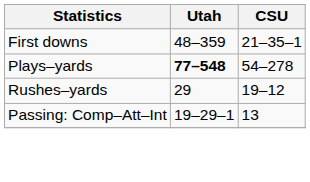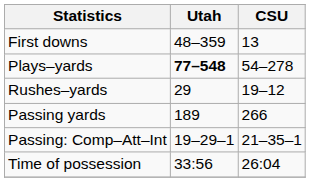(272, 41) 21–35–1 -> (250, 41) 13
+ row: (57, 115)
(250, 115) 13 -> (272, 139) 21–35–1
+ row: (75, 164)
